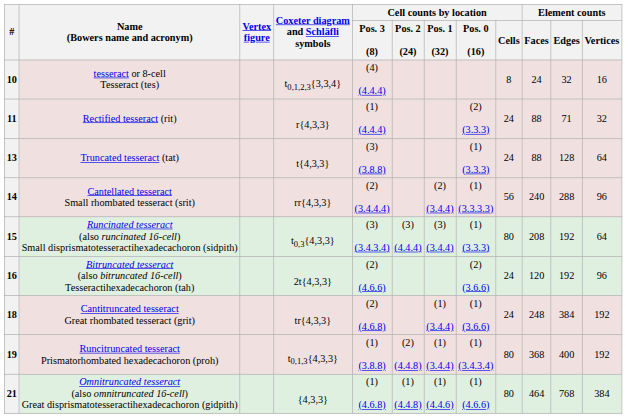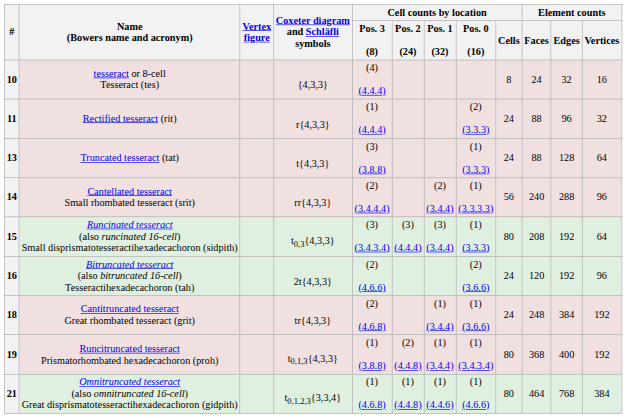(313, 85) t0,1,2,3{3,3,4} -> (313, 85) {4,3,3}
(567, 118) 71 -> (567, 118) 96
(313, 399) {4,3,3} -> (313, 399) t0,1,2,3{3,3,4}
